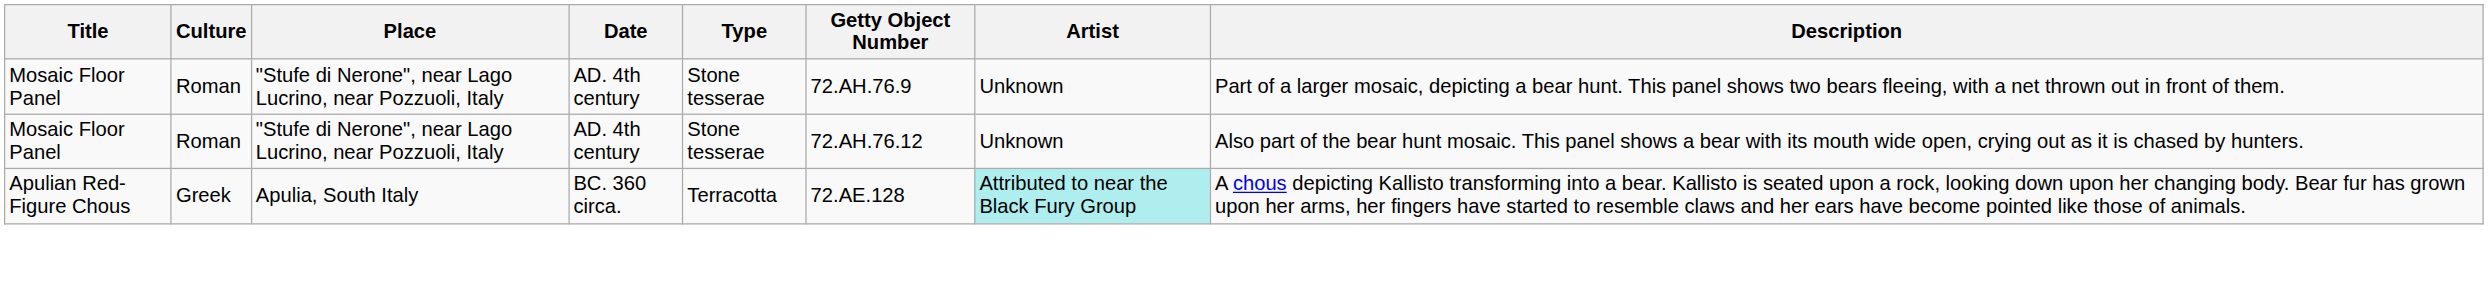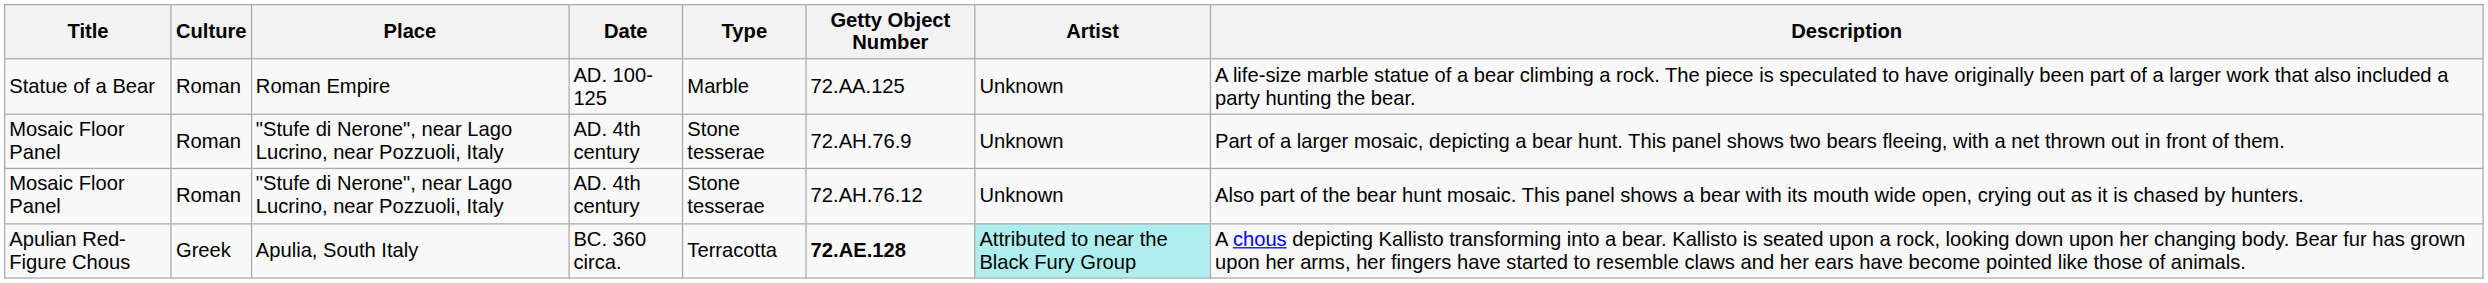+ row: (82, 86)
(858, 195) normal -> (858, 250) bold
